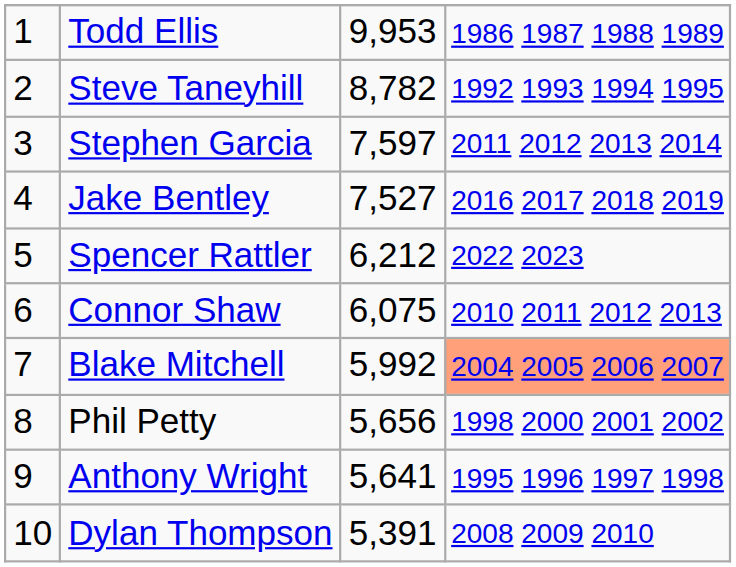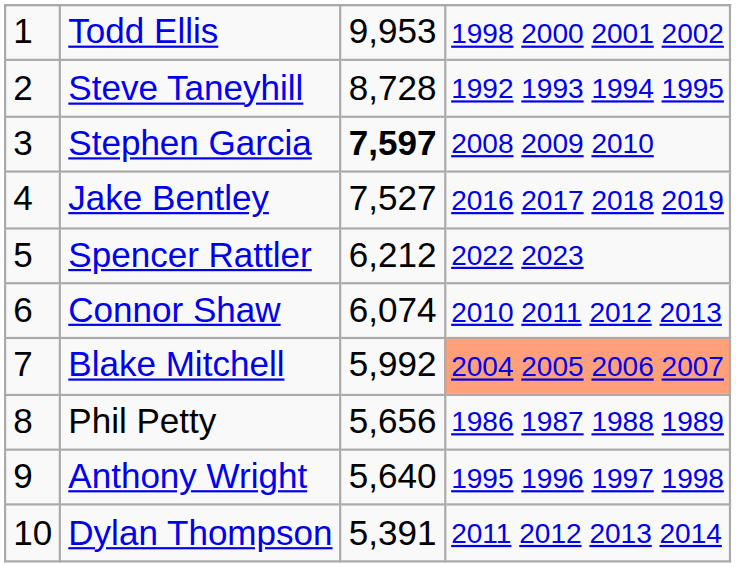(588, 33) 1986 1987 1988 1989 -> (588, 33) 1998 2000 2001 2002
(393, 87) 8,782 -> (393, 87) 8,728
(393, 143) normal -> (393, 143) bold
(587, 144) 2011 2012 2013 2014 -> (552, 144) 2008 2009 2010
(393, 310) 6,075 -> (393, 310) 6,074
(588, 422) 1998 2000 2001 2002 -> (588, 422) 1986 1987 1988 1989
(393, 476) 5,641 -> (393, 476) 5,640
(552, 533) 2008 2009 2010 -> (587, 533) 2011 2012 2013 2014
